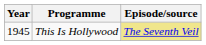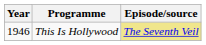(18, 31) 1945 -> (18, 31) 1946
